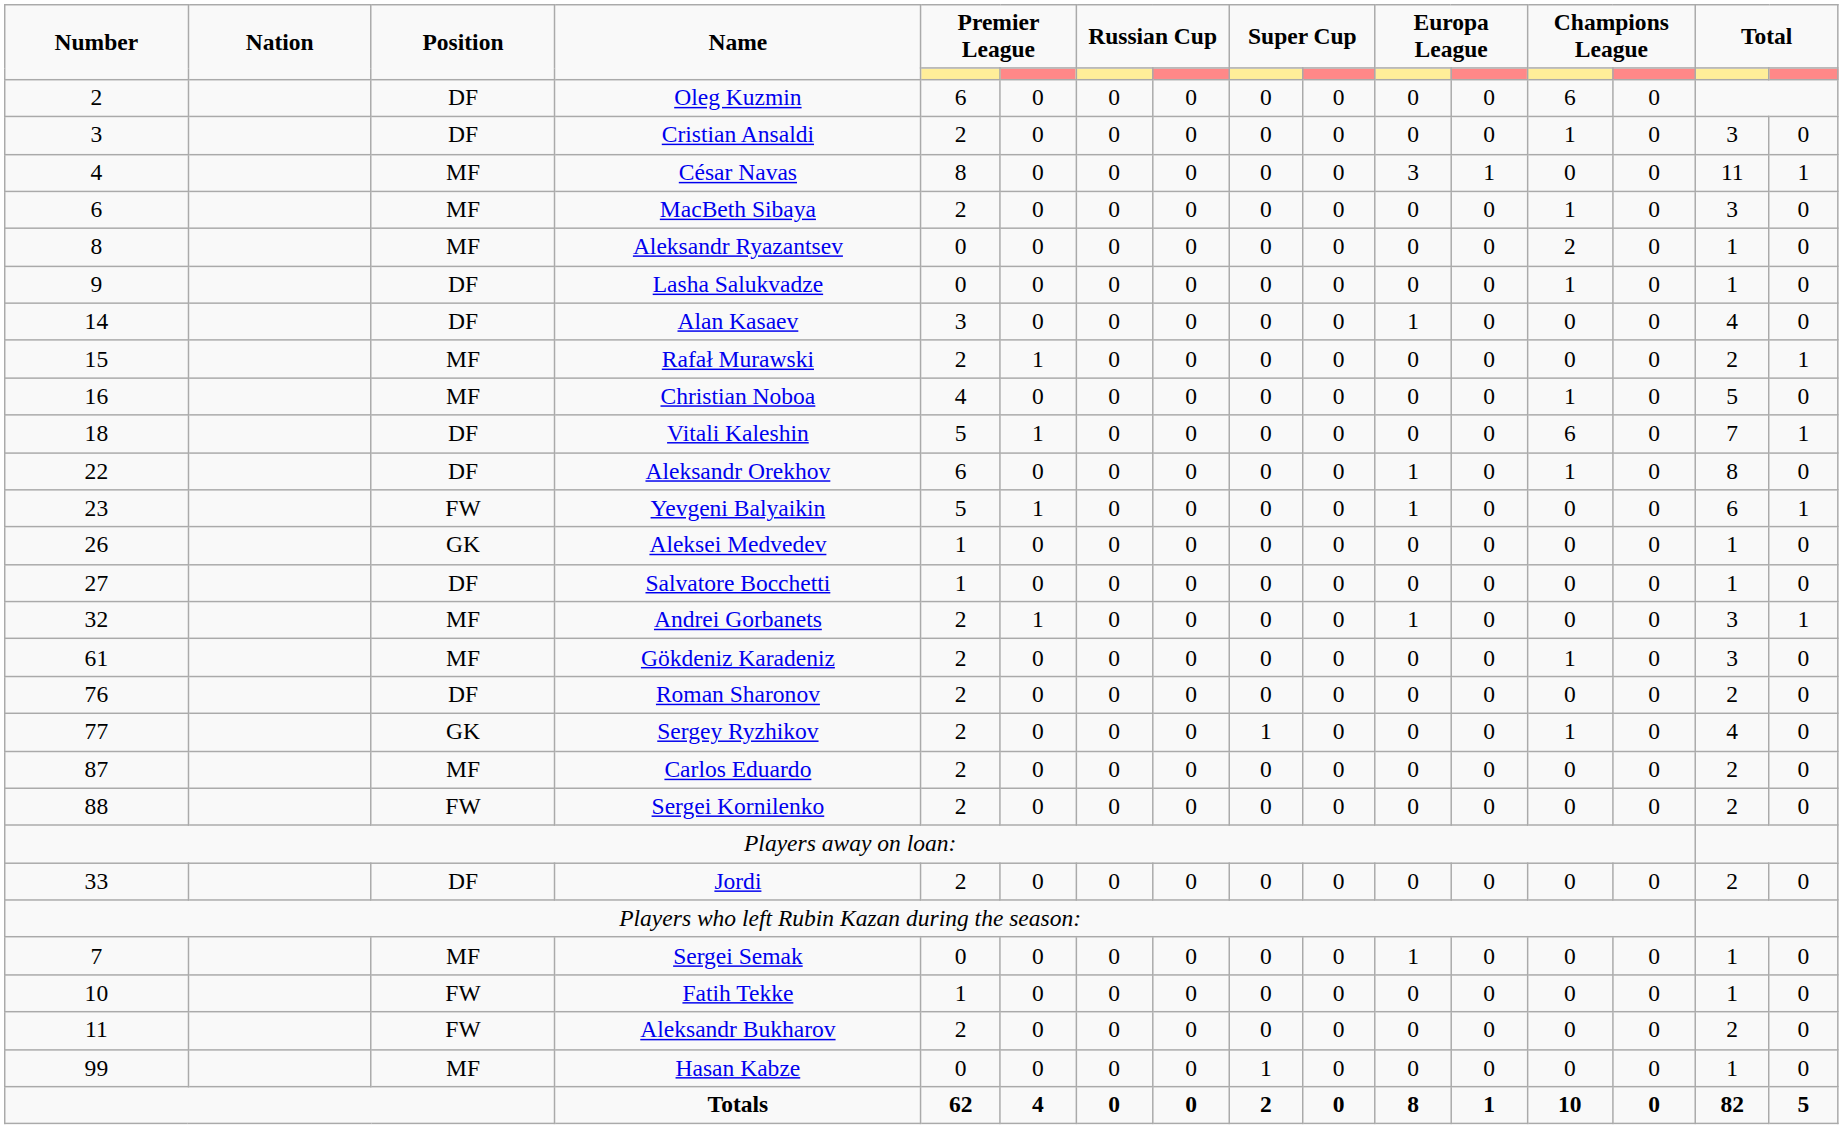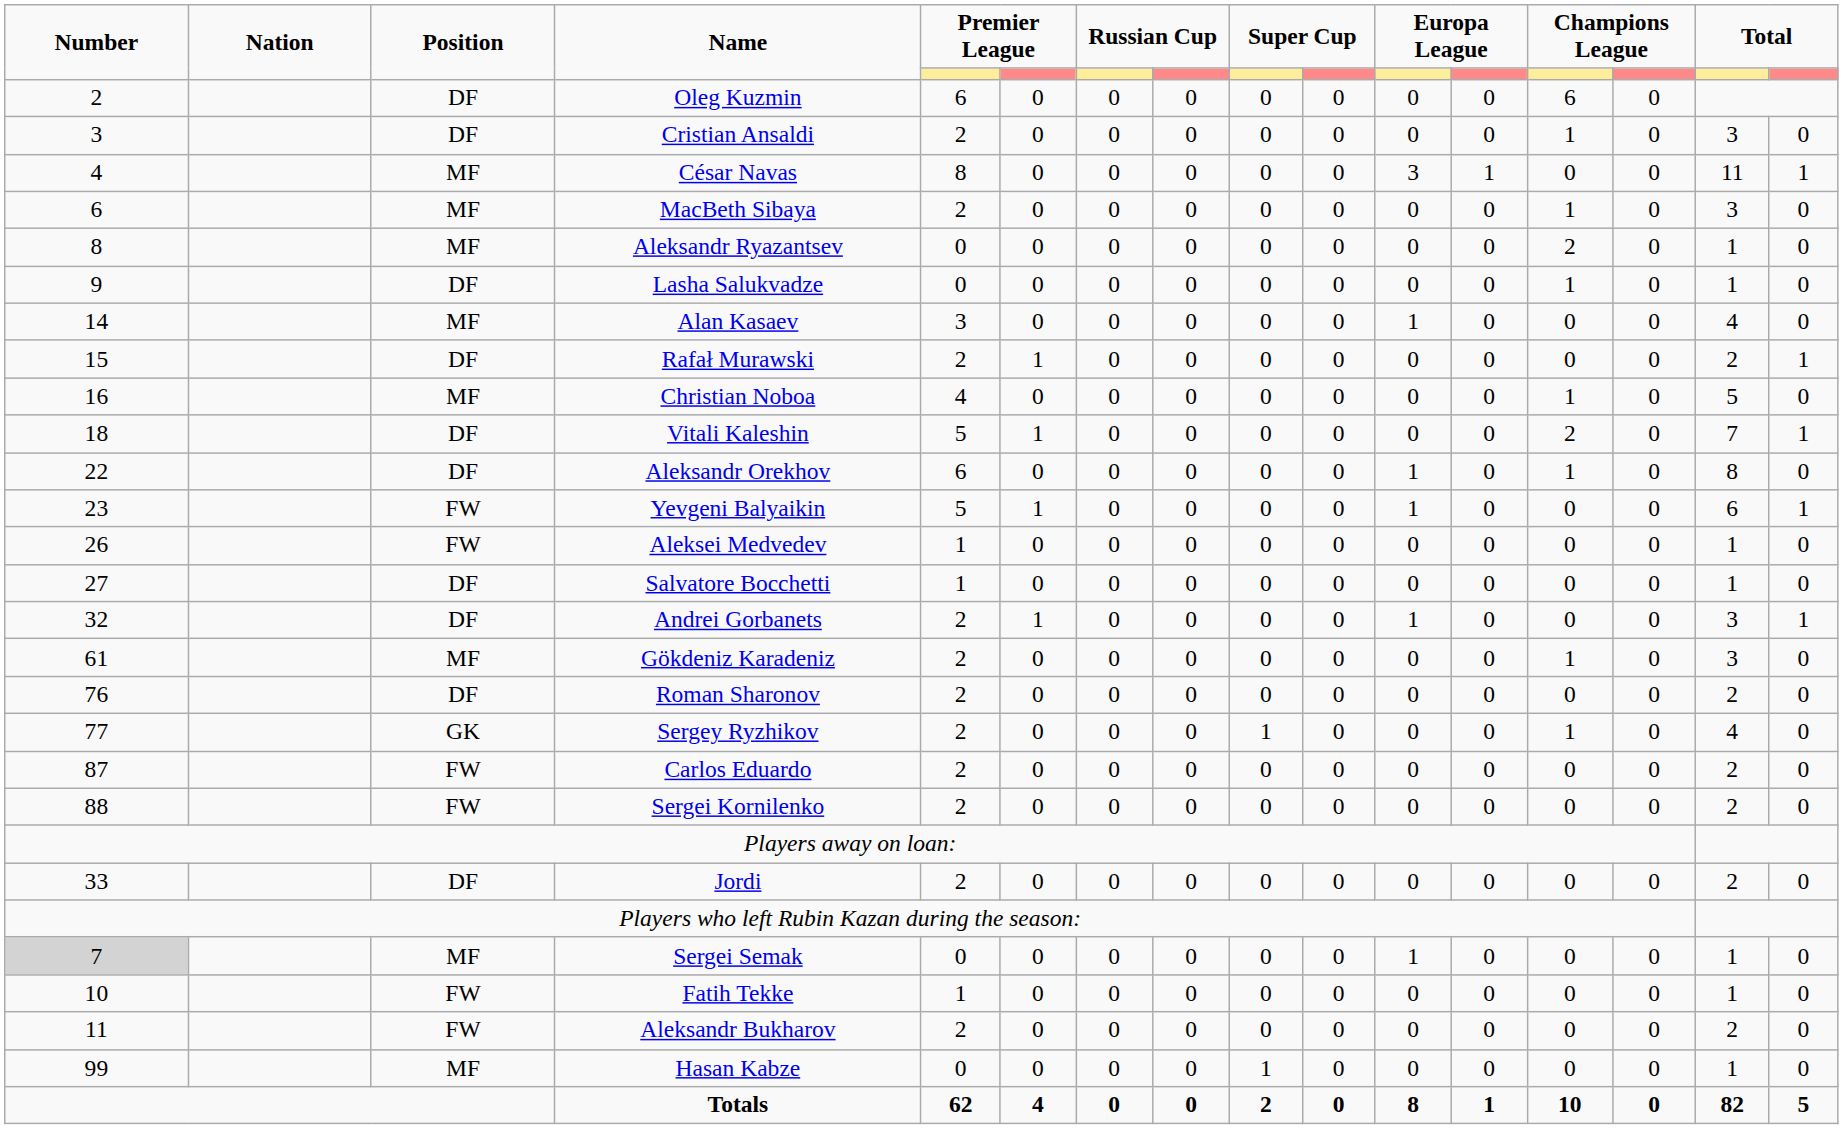(463, 321) DF -> (463, 321) MF
(463, 358) MF -> (463, 358) DF
(1570, 433) 6 -> (1570, 433) 2
(463, 545) GK -> (463, 545) FW
(463, 619) MF -> (463, 619) DF
(463, 769) MF -> (463, 769) FW
(96, 955) no background -> (96, 955) lightgrey background
